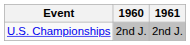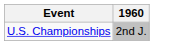- column: (167, 13)
